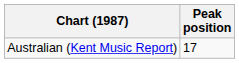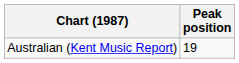(190, 48) 17 -> (190, 48) 19
